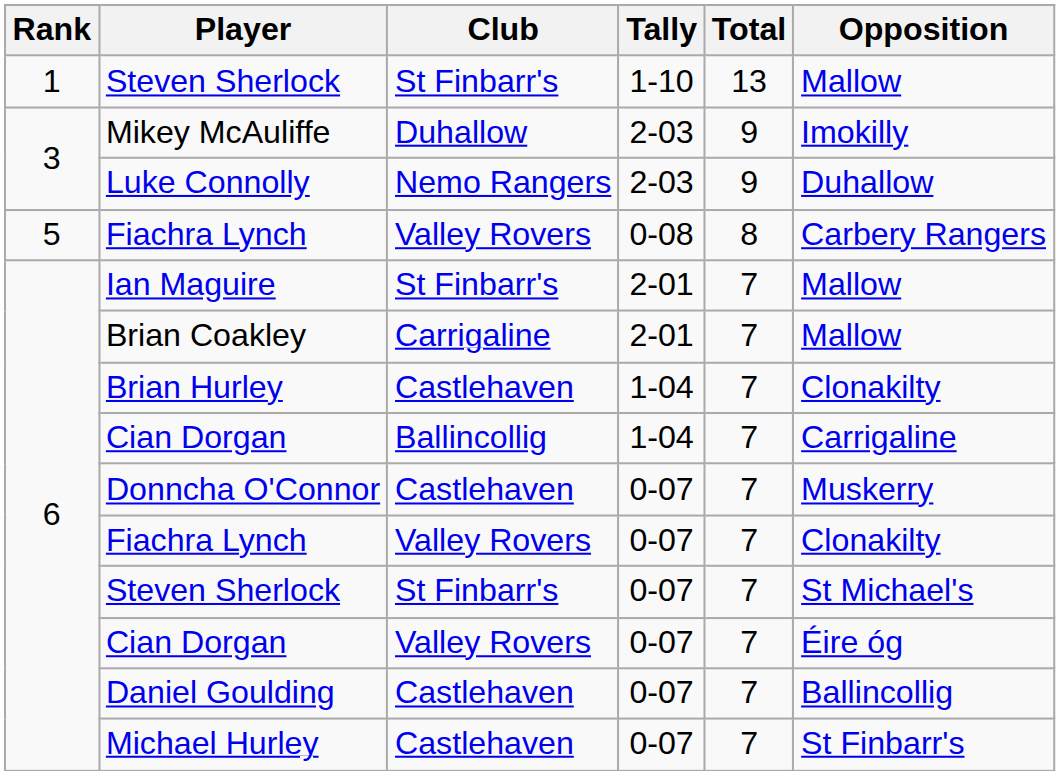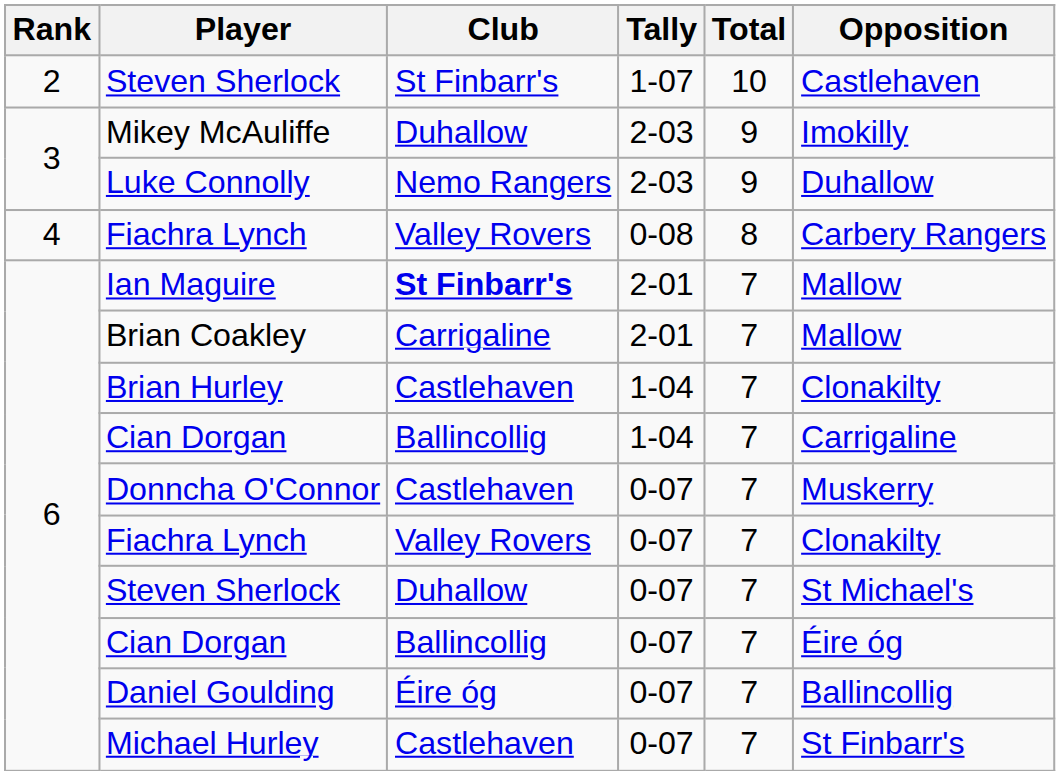- row: (223, 81)
+ row: (223, 81)
(52, 234) 5 -> (52, 234) 4
(477, 285) normal -> (484, 285) bold
(477, 591) St Finbarr's -> (461, 591) Duhallow
(493, 642) Valley Rovers -> (471, 642) Ballincollig
(484, 693) Castlehaven -> (446, 693) Éire óg
